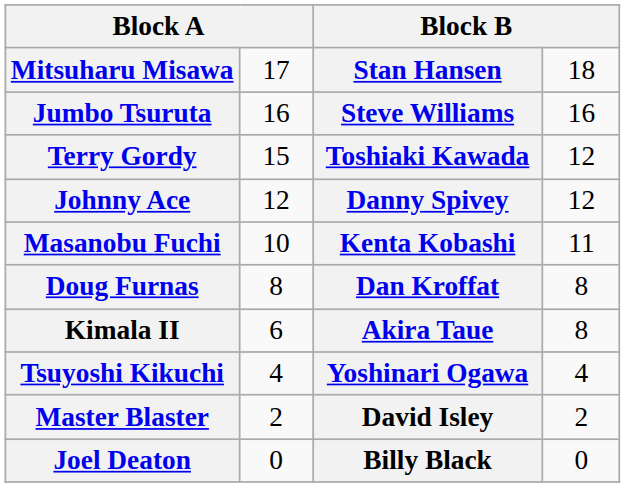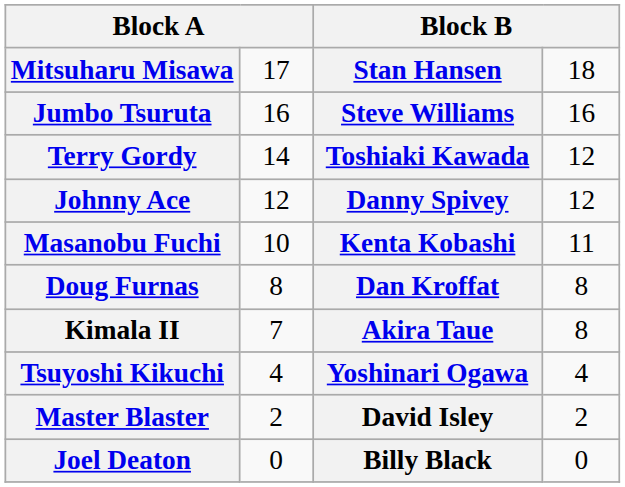(276, 156) 15 -> (276, 156) 14
(276, 329) 6 -> (276, 329) 7
